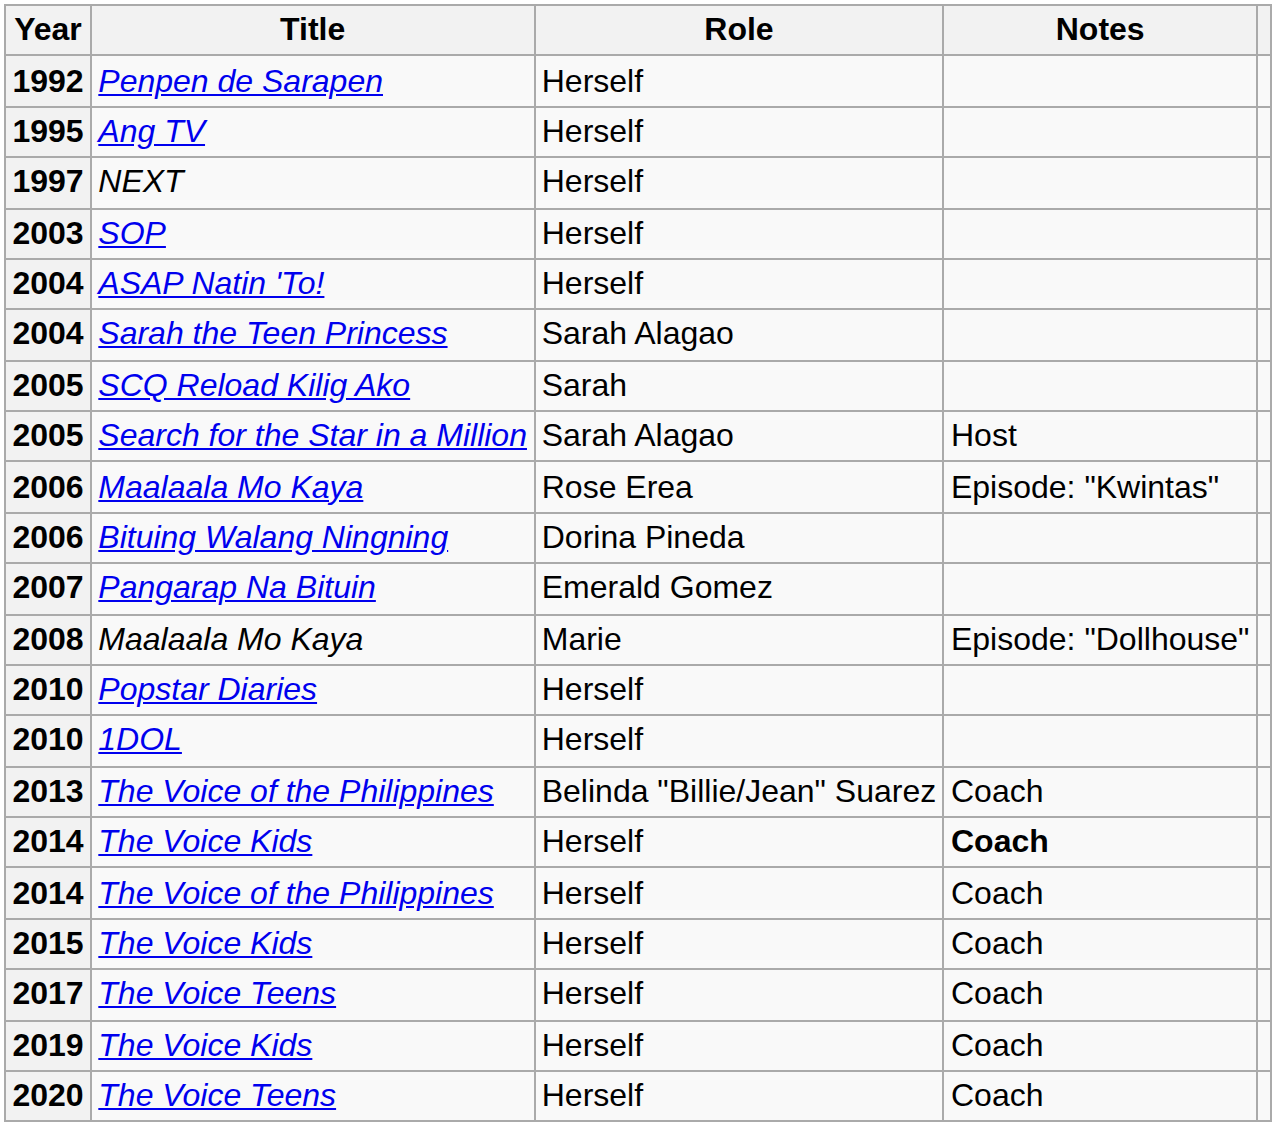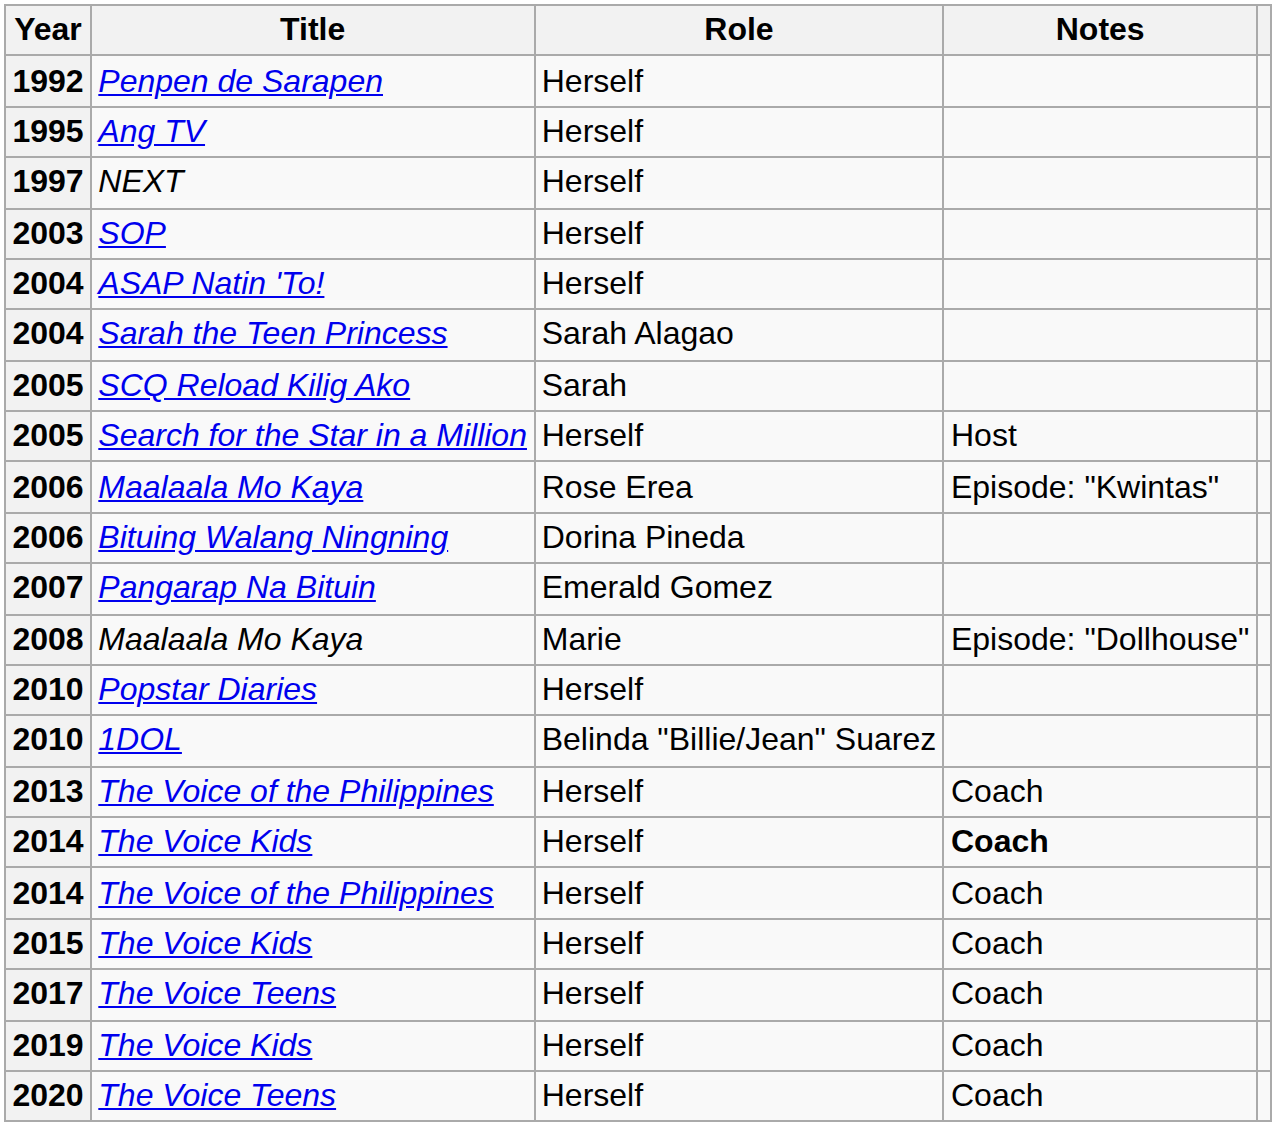(638, 435) Sarah Alagao -> (592, 435) Herself
(592, 740) Herself -> (739, 740) Belinda "Billie/Jean" Suarez
(739, 791) Belinda "Billie/Jean" Suarez -> (592, 791) Herself
